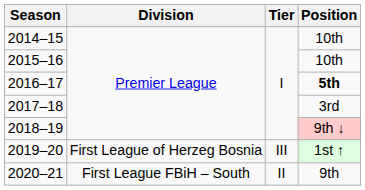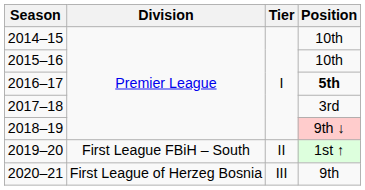(166, 151) First League of Herzeg Bosnia -> (166, 151) First League FBiH – South
(282, 151) III -> (282, 151) II
(166, 173) First League FBiH – South -> (166, 173) First League of Herzeg Bosnia
(282, 173) II -> (282, 173) III
